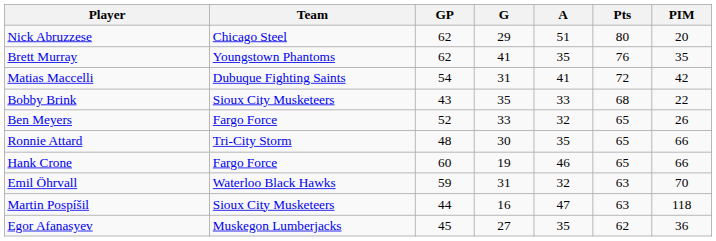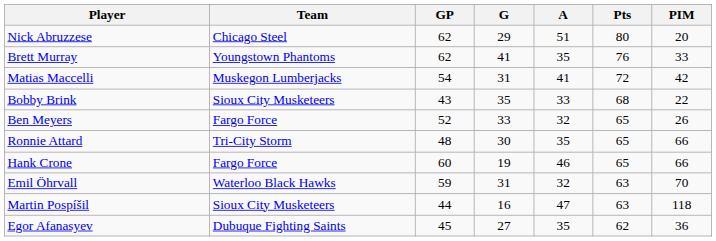(682, 57) 35 -> (682, 57) 33
(279, 78) Dubuque Fighting Saints -> (277, 78) Muskegon Lumberjacks
(277, 225) Muskegon Lumberjacks -> (279, 225) Dubuque Fighting Saints
